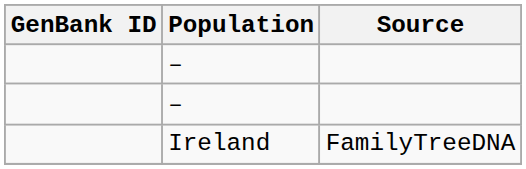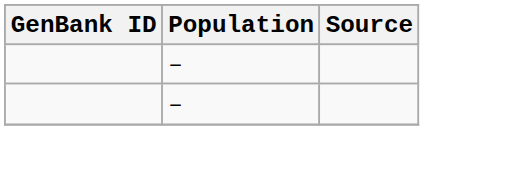- row: (219, 144)
